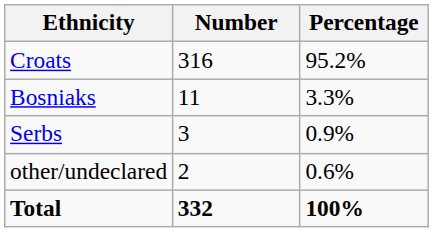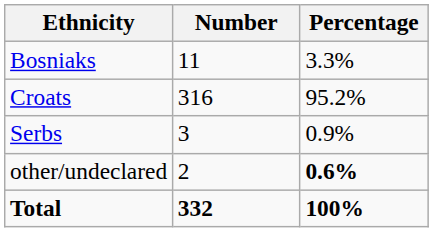rows swapped: (41, 60) <-> (53, 97)
(330, 171) normal -> (332, 171) bold
